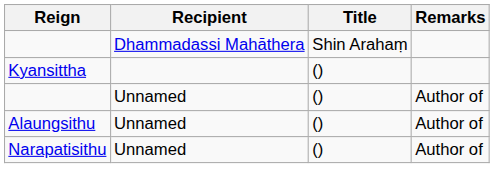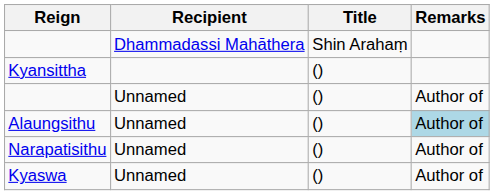(449, 123) no background -> (449, 123) lightblue background
+ row: (37, 176)
